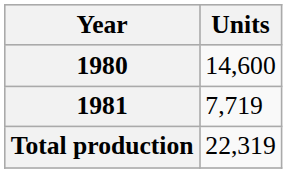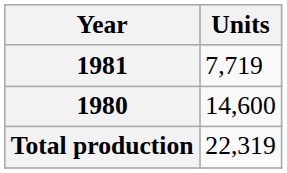rows swapped: (102, 65) <-> (102, 106)
